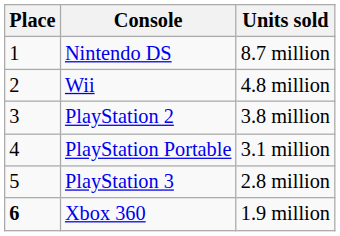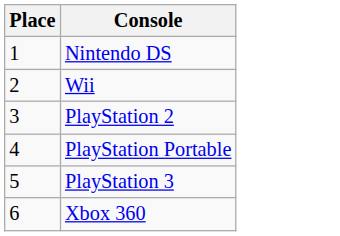- column: (285, 20)
(14, 213) bold -> (14, 213) normal
